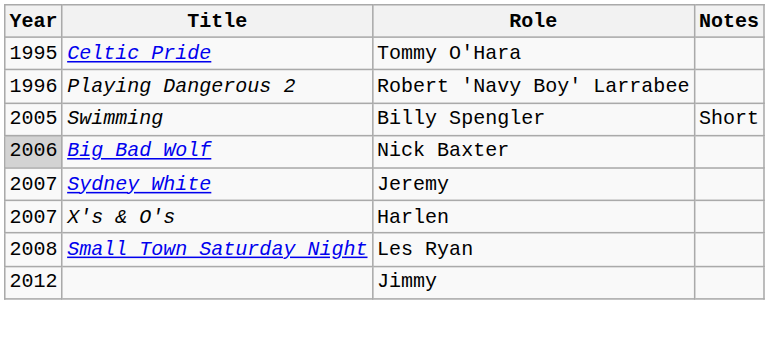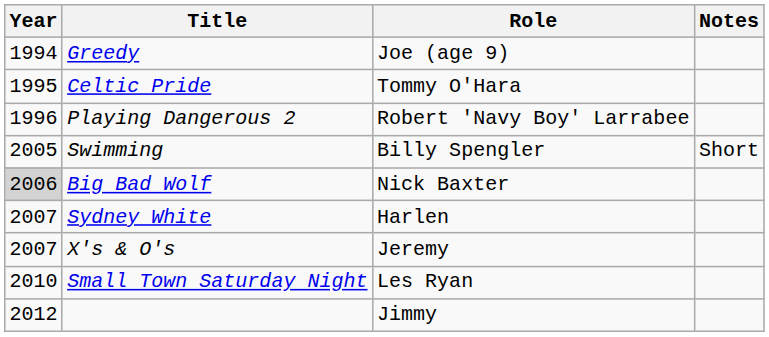+ row: (103, 54)
(413, 184) Jeremy -> (413, 217) Harlen
(413, 217) Harlen -> (413, 249) Jeremy
(34, 249) 2008 -> (34, 282) 2010
